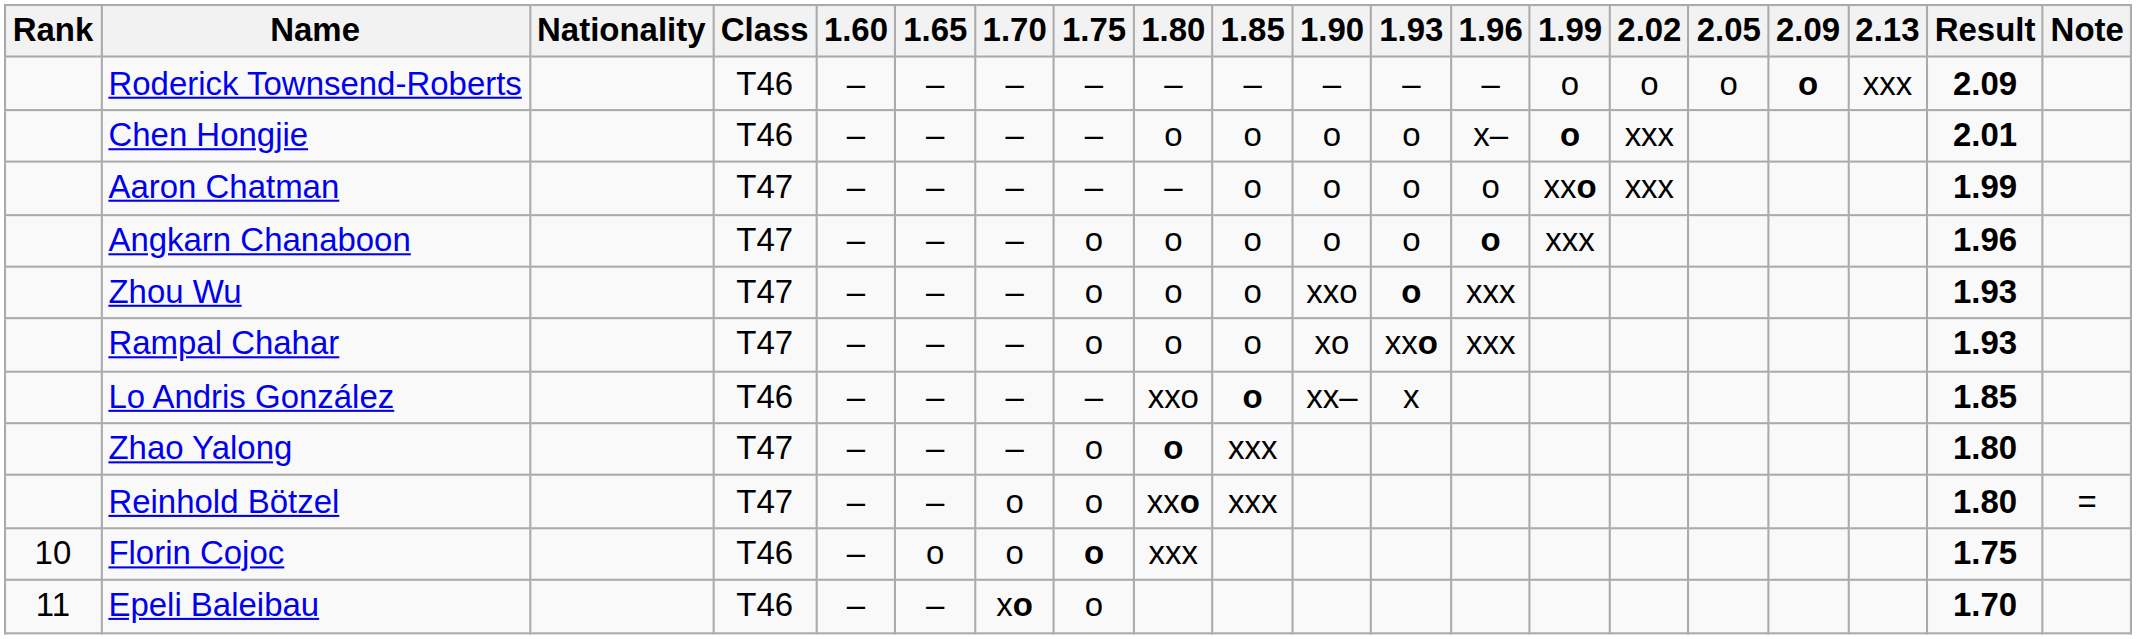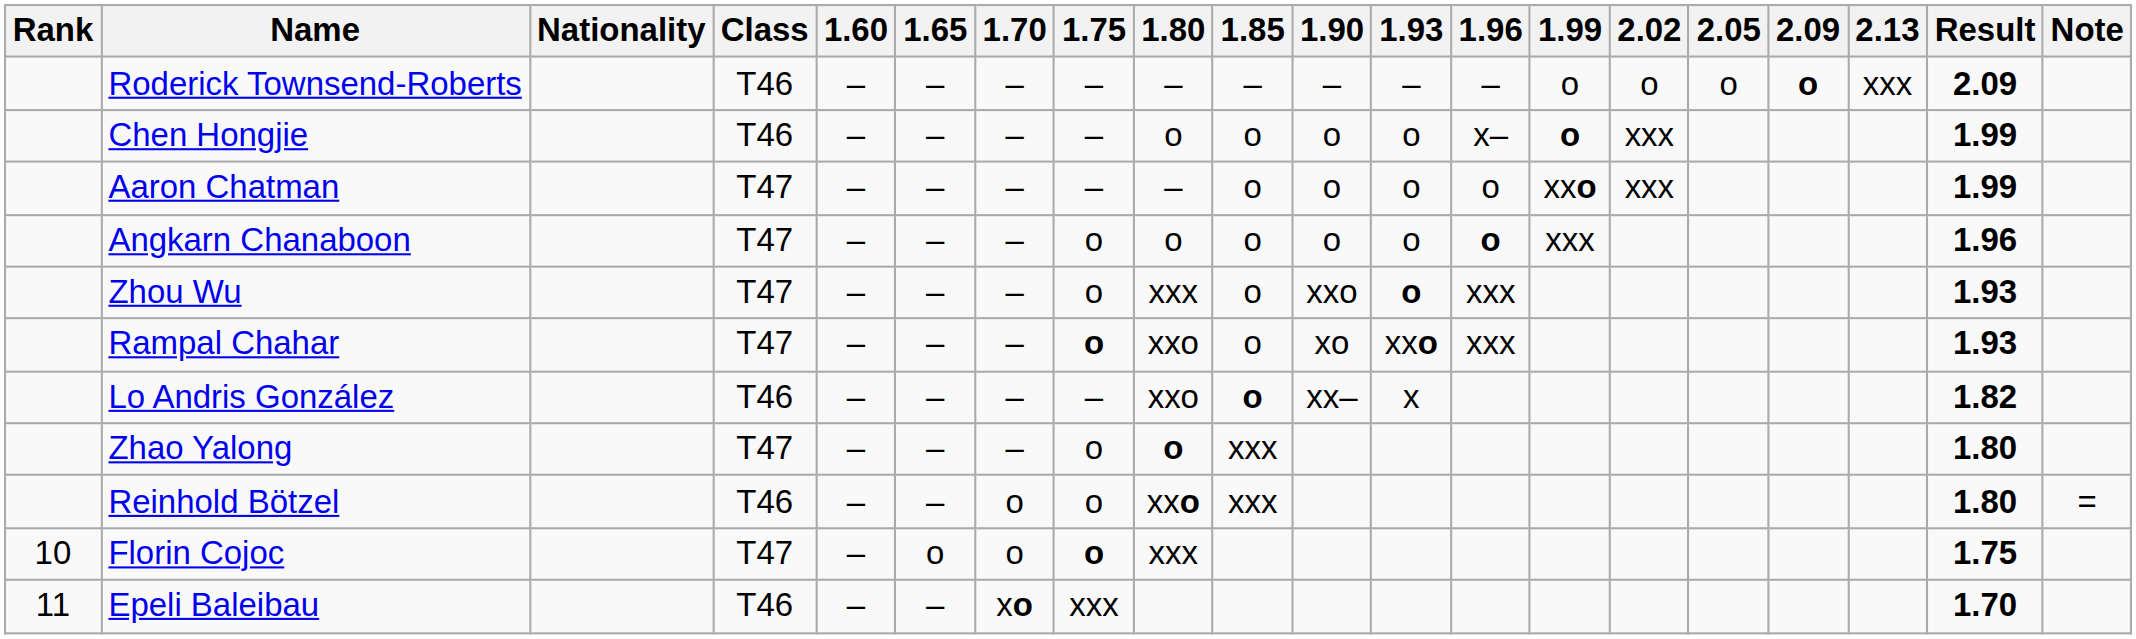(1985, 135) 2.01 -> (1985, 135) 1.99
(1173, 291) o -> (1173, 291) xxx
(1094, 344) normal -> (1094, 344) bold
(1173, 344) o -> (1173, 344) xxo
(1985, 396) 1.85 -> (1985, 396) 1.82
(765, 501) T47 -> (765, 501) T46
(765, 553) T46 -> (765, 553) T47
(1094, 605) o -> (1094, 605) xxx
